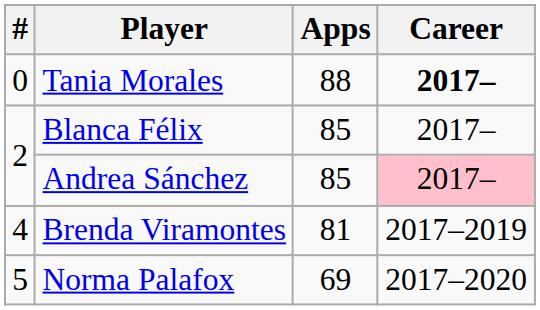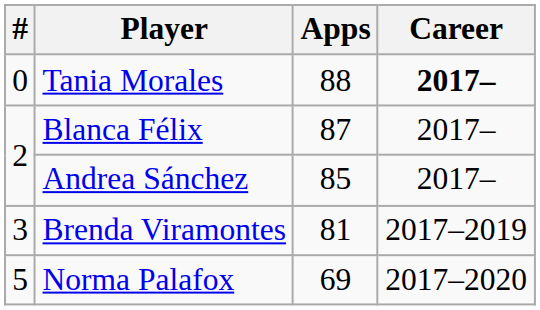(336, 129) 85 -> (336, 129) 87
(456, 179) pink background -> (456, 179) no background
(20, 229) 4 -> (20, 229) 3
